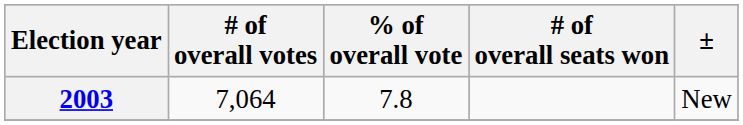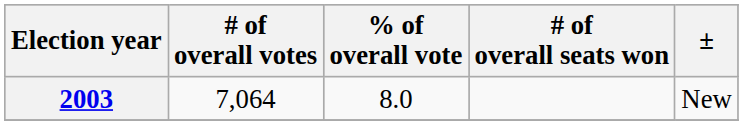(396, 98) 7.8 -> (396, 98) 8.0
